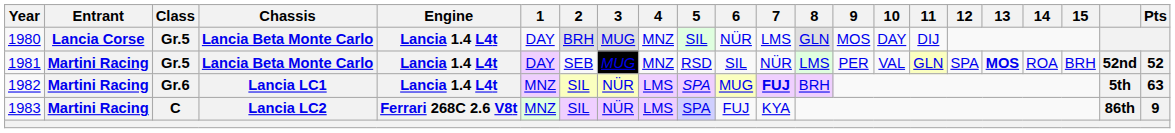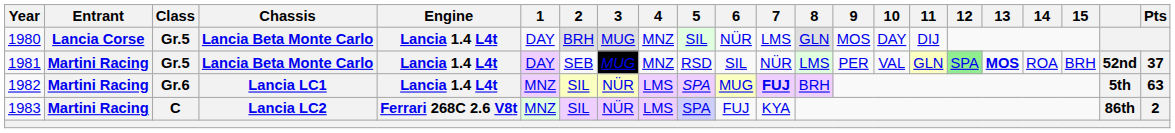(965, 62) no background -> (965, 62) lightgreen background
(1155, 62) 52 -> (1155, 62) 37
(1155, 108) 9 -> (1155, 108) 2
